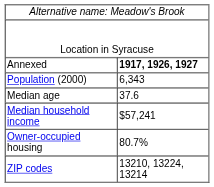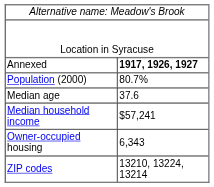(132, 80) 6,343 -> (134, 80) 80.7%
(134, 142) 80.7% -> (132, 142) 6,343
